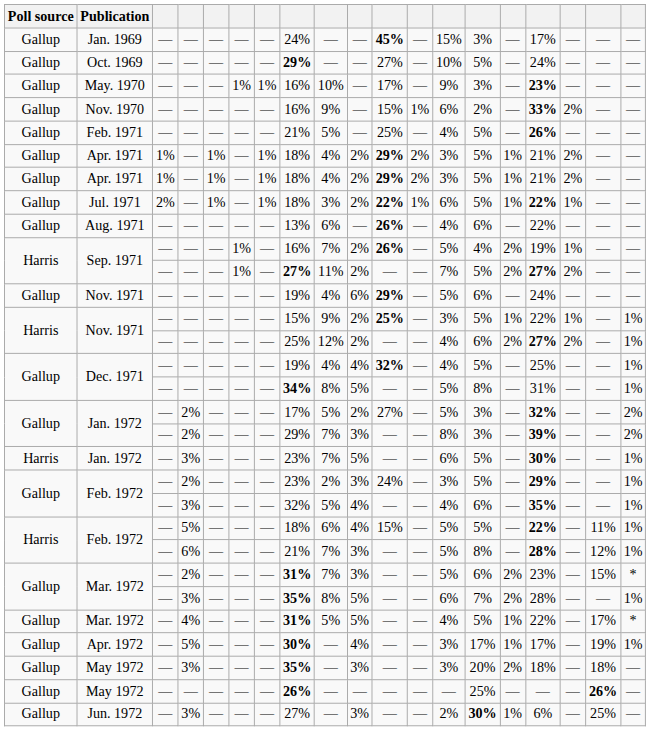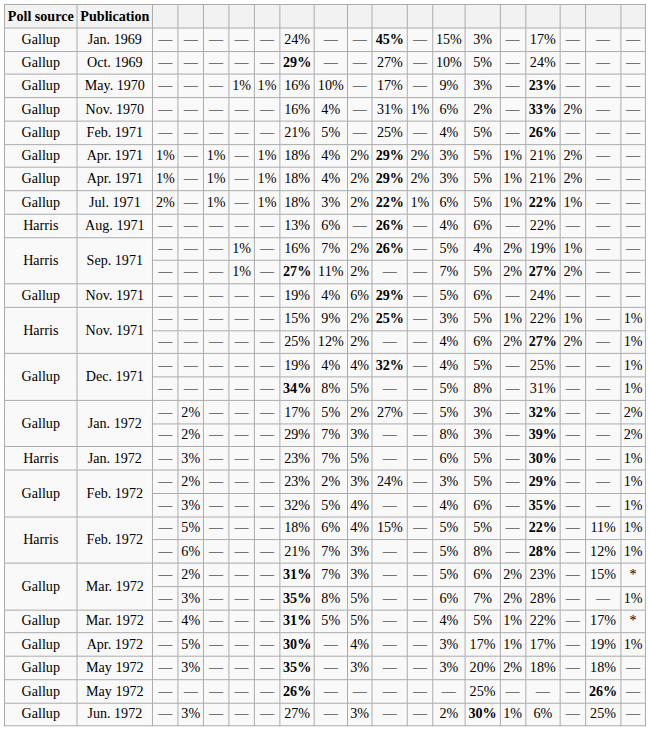(331, 109) 9% -> (331, 109) 4%
(390, 109) 15% -> (390, 109) 31%
(41, 226) Gallup -> (41, 226) Harris
